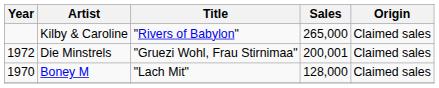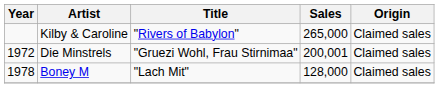(21, 72) 1970 -> (21, 72) 1978
